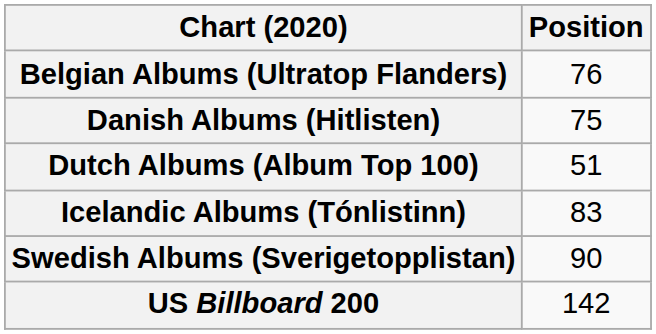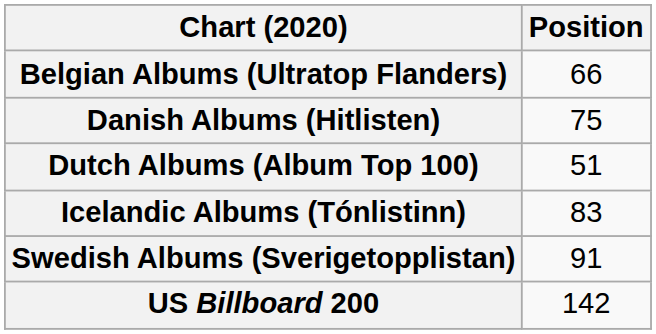(586, 73) 76 -> (586, 73) 66
(586, 258) 90 -> (586, 258) 91
